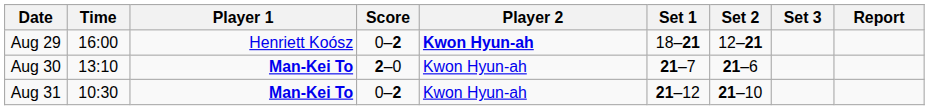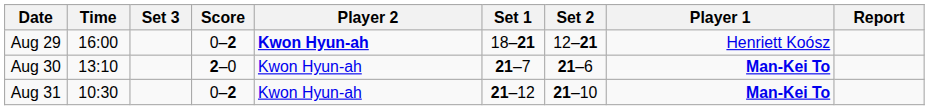columns swapped: (243, 17) <-> (803, 17)
